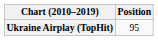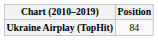(134, 27) 95 -> (134, 27) 84
